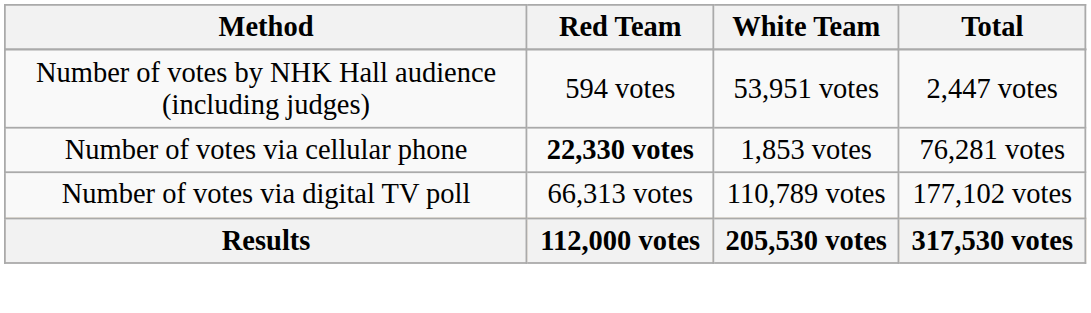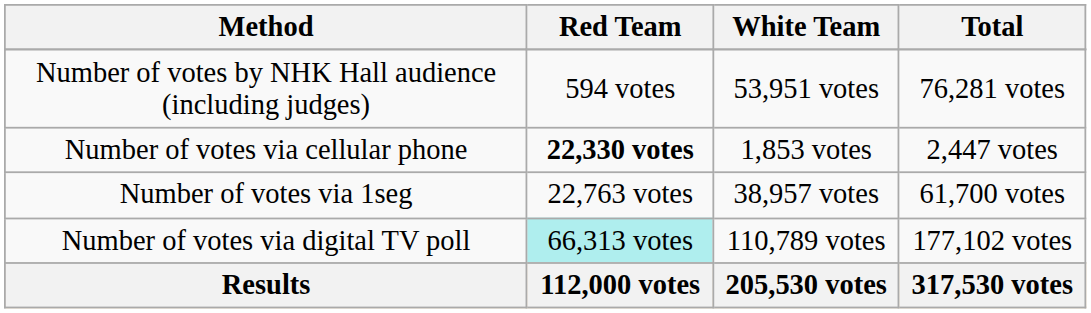(992, 88) 2,447 votes -> (992, 88) 76,281 votes
(992, 149) 76,281 votes -> (992, 149) 2,447 votes
+ row: (266, 194)
(620, 194) no background -> (620, 239) paleturquoise background
